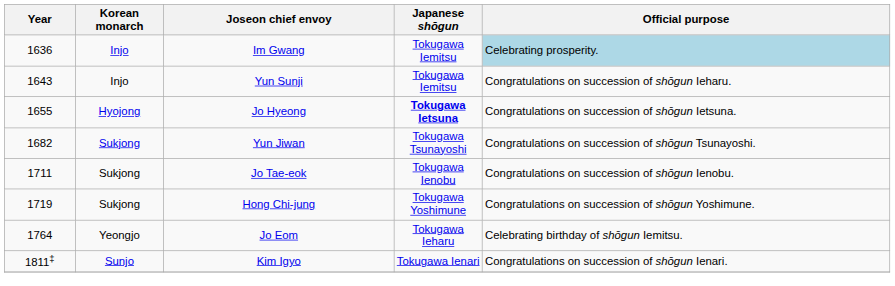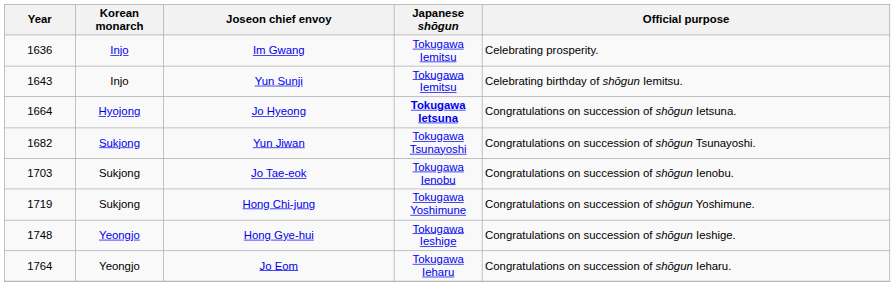(542, 50) lightblue background -> (542, 50) no background
(608, 81) Congratulations on succession of shōgun Ieharu. -> (584, 81) Celebrating birthday of shōgun Iemitsu.
(40, 112) 1655 -> (40, 112) 1664
(40, 173) 1711 -> (40, 173) 1703
+ row: (279, 235)
(584, 235) Celebrating birthday of shōgun Iemitsu. -> (608, 266) Congratulations on succession of shōgun Ieharu.
- row: (279, 261)
